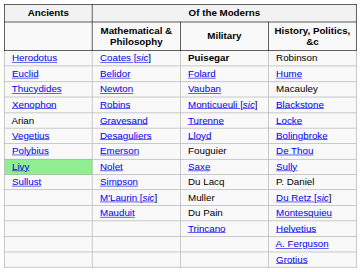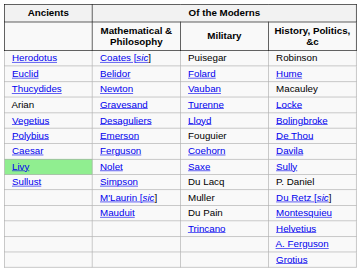(206, 58) bold -> (205, 58) normal
- row: (297, 105)
+ row: (287, 151)
